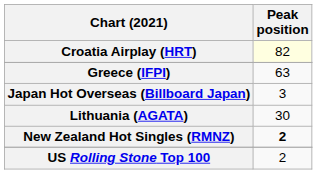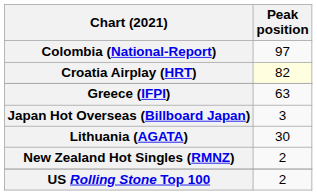+ row: (129, 51)
(283, 136) bold -> (283, 158) normal
